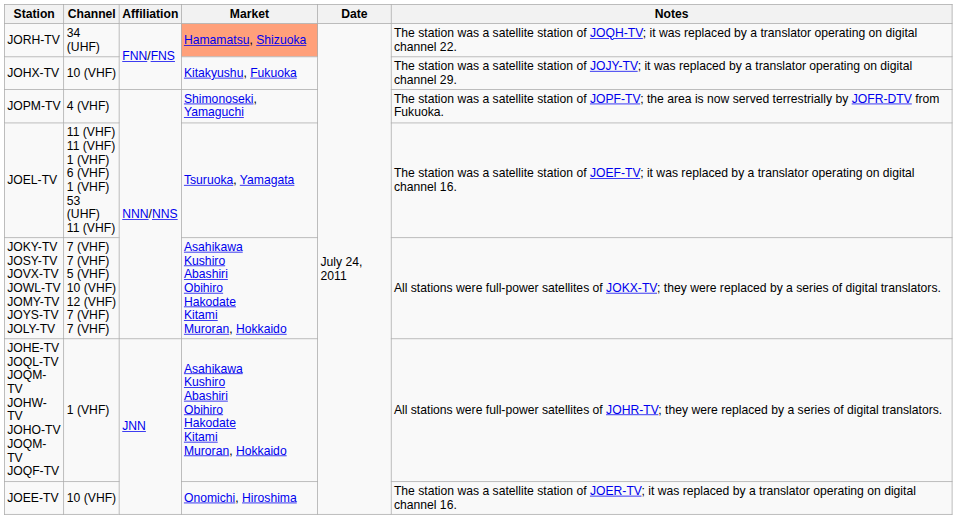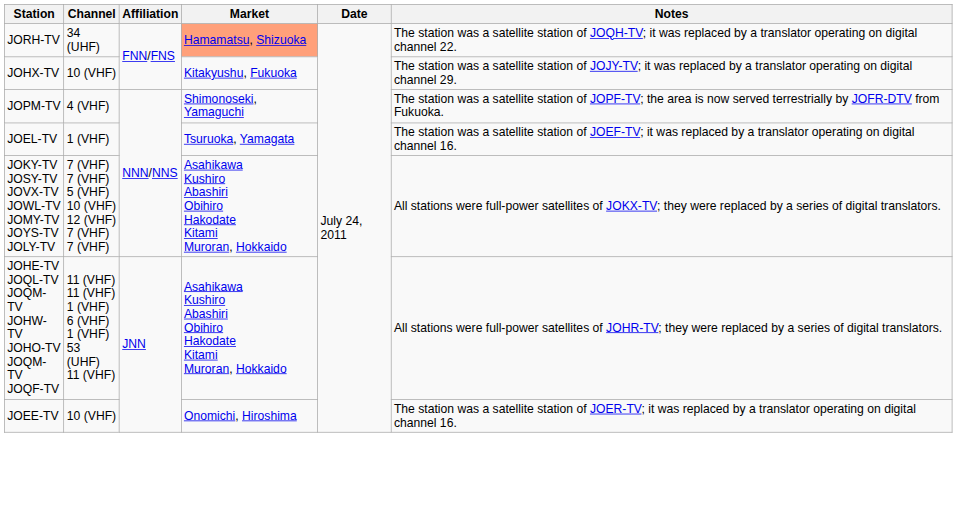(91, 180) 11 (VHF) 11 (VHF) 1 (VHF) 6 (VHF) 1 (VHF) 53 (UHF) 11 (VHF) -> (88, 139) 1 (VHF)
(88, 410) 1 (VHF) -> (91, 328) 11 (VHF) 11 (VHF) 1 (VHF) 6 (VHF) 1 (VHF) 53 (UHF) 11 (VHF)
